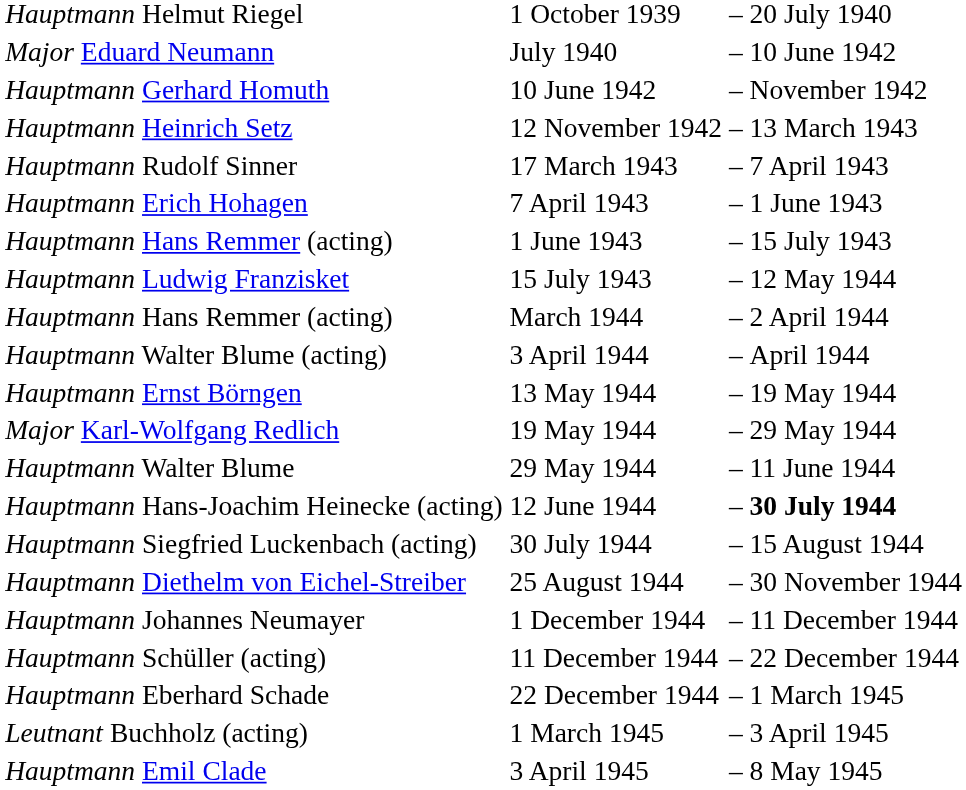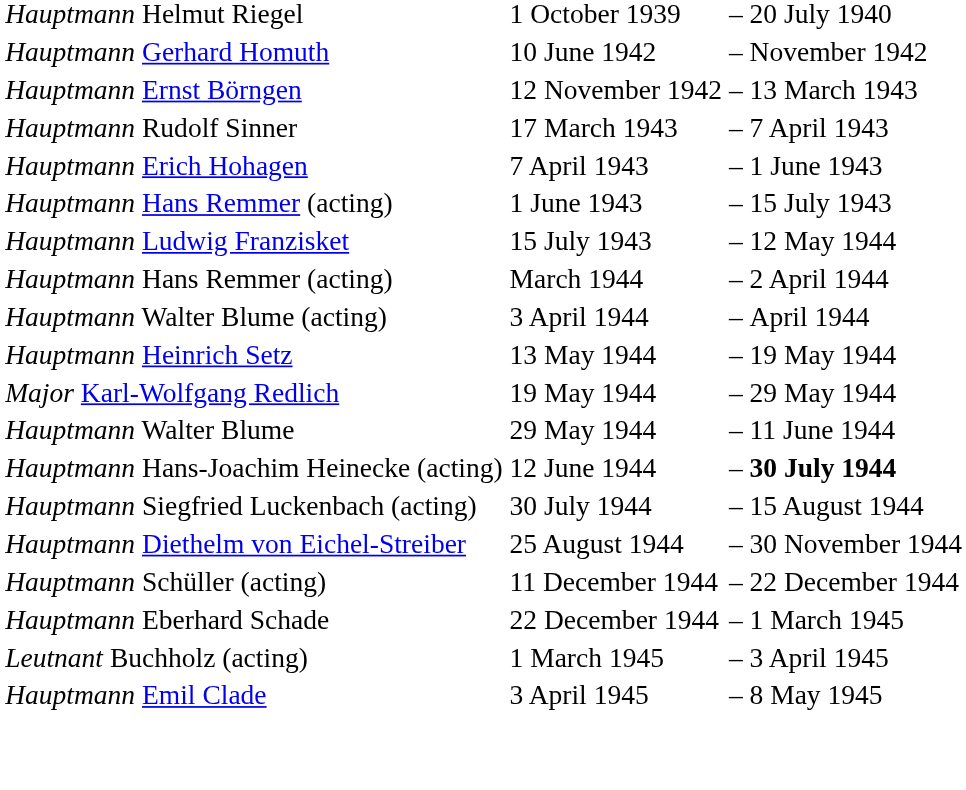- row: (563, 52)
(149, 127) Hauptmann Heinrich Setz -> (153, 89) Hauptmann Ernst Börngen
(153, 392) Hauptmann Ernst Börngen -> (149, 354) Hauptmann Heinrich Setz
- row: (607, 619)
